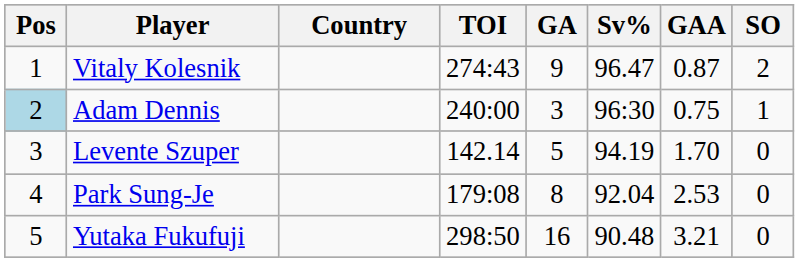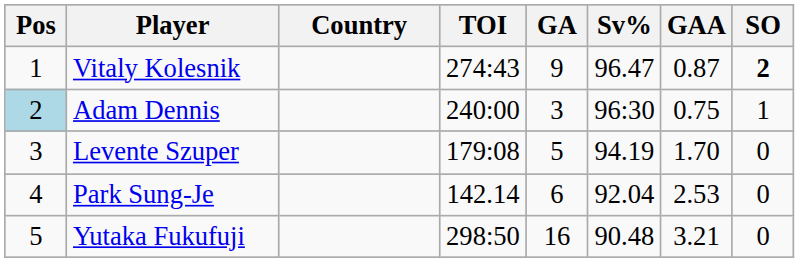(763, 67) normal -> (763, 67) bold
(483, 151) 142.14 -> (483, 151) 179:08
(483, 194) 179:08 -> (483, 194) 142.14
(557, 194) 8 -> (557, 194) 6
